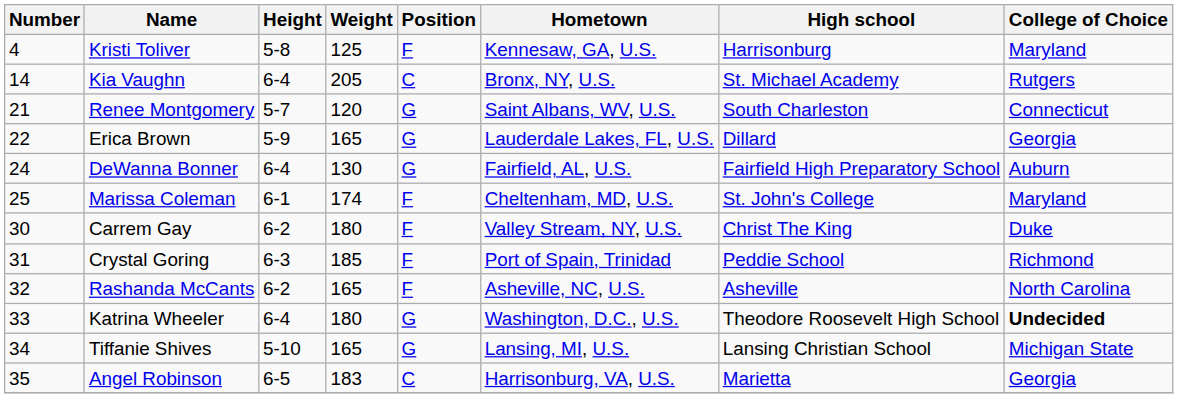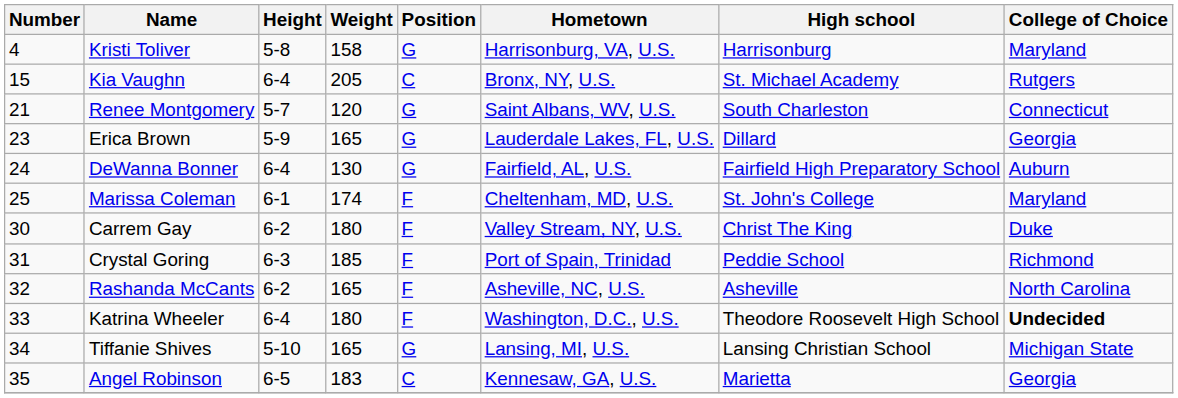(346, 50) 125 -> (346, 50) 158
(407, 50) F -> (409, 50) G
(571, 50) Kennesaw, GA, U.S. -> (580, 50) Harrisonburg, VA, U.S.
(19, 79) 14 -> (19, 79) 15
(19, 139) 22 -> (19, 139) 23
(409, 318) G -> (407, 318) F
(580, 378) Harrisonburg, VA, U.S. -> (571, 378) Kennesaw, GA, U.S.
